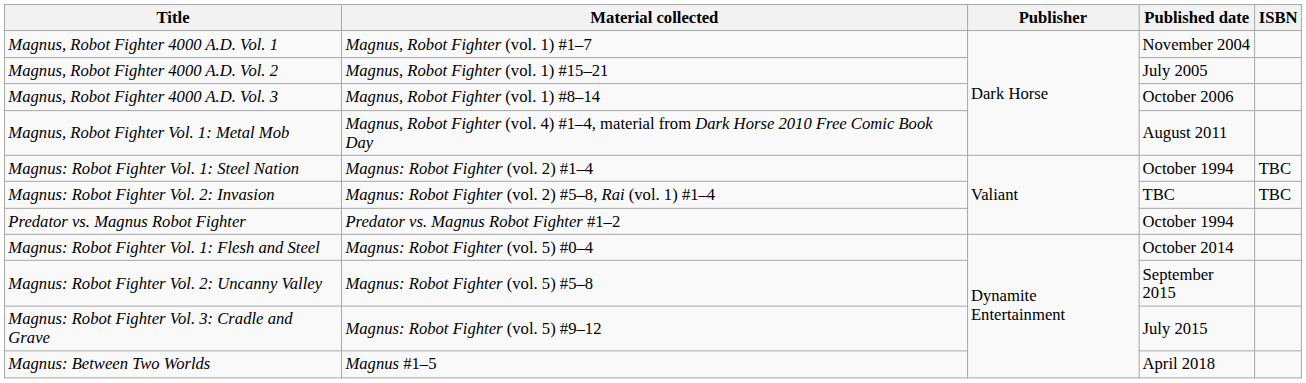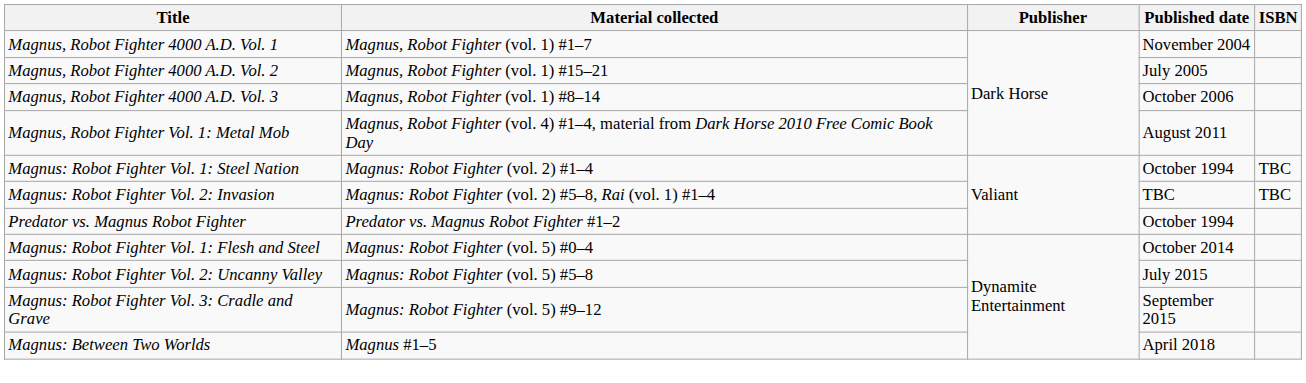(1178, 283) September 2015 -> (1175, 273) July 2015
(1175, 328) July 2015 -> (1178, 309) September 2015
